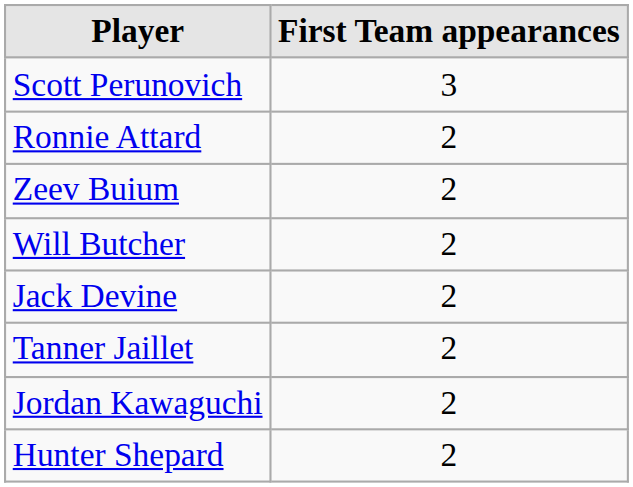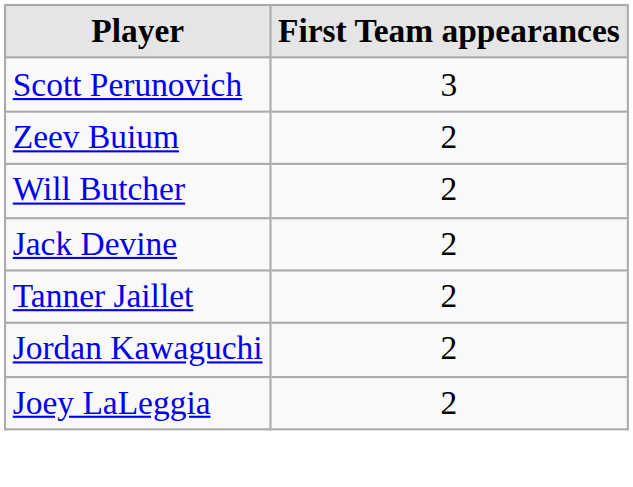- row: (107, 137)
+ row: (112, 402)
- row: (118, 455)
